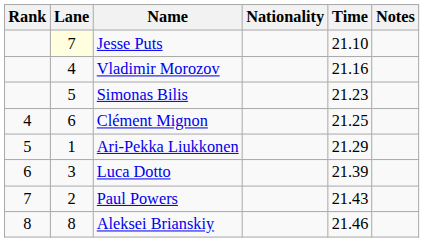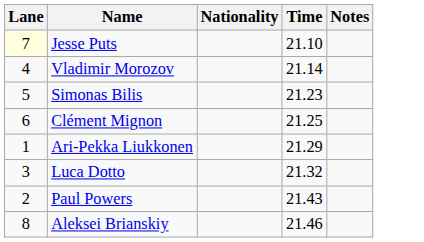- column: (27, 17)
(350, 69) 21.16 -> (304, 69) 21.14
(350, 172) 21.39 -> (304, 172) 21.32
